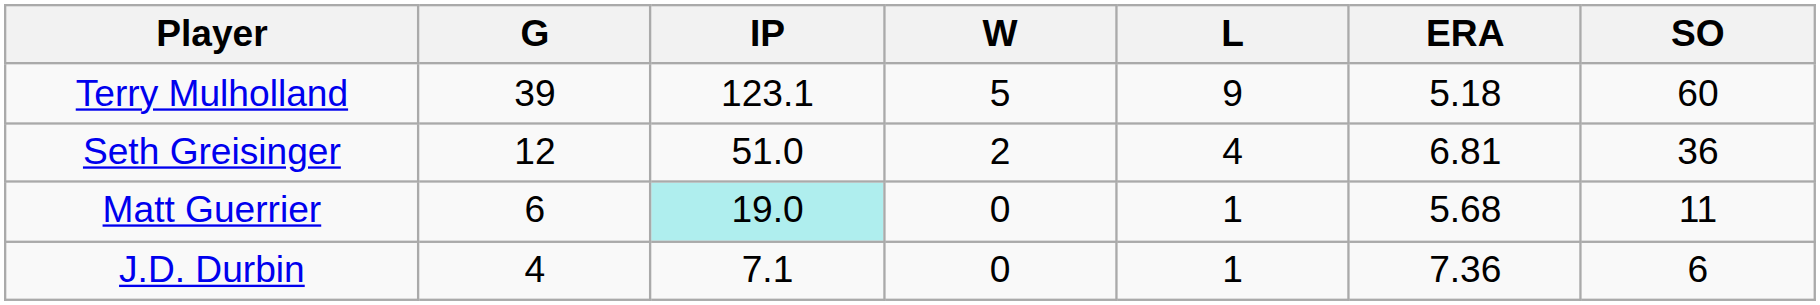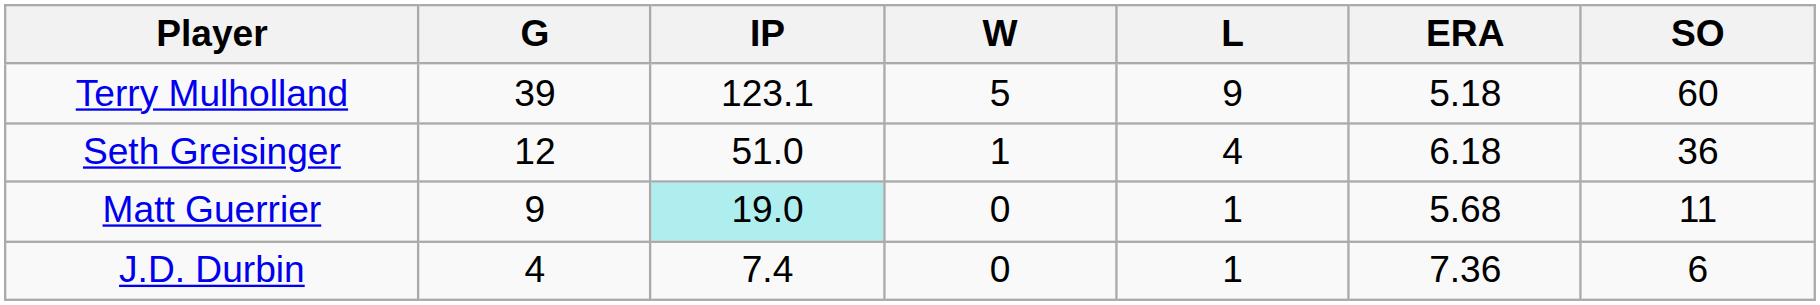(1000, 151) 2 -> (1000, 151) 1
(1465, 151) 6.81 -> (1465, 151) 6.18
(535, 210) 6 -> (535, 210) 9
(768, 269) 7.1 -> (768, 269) 7.4
